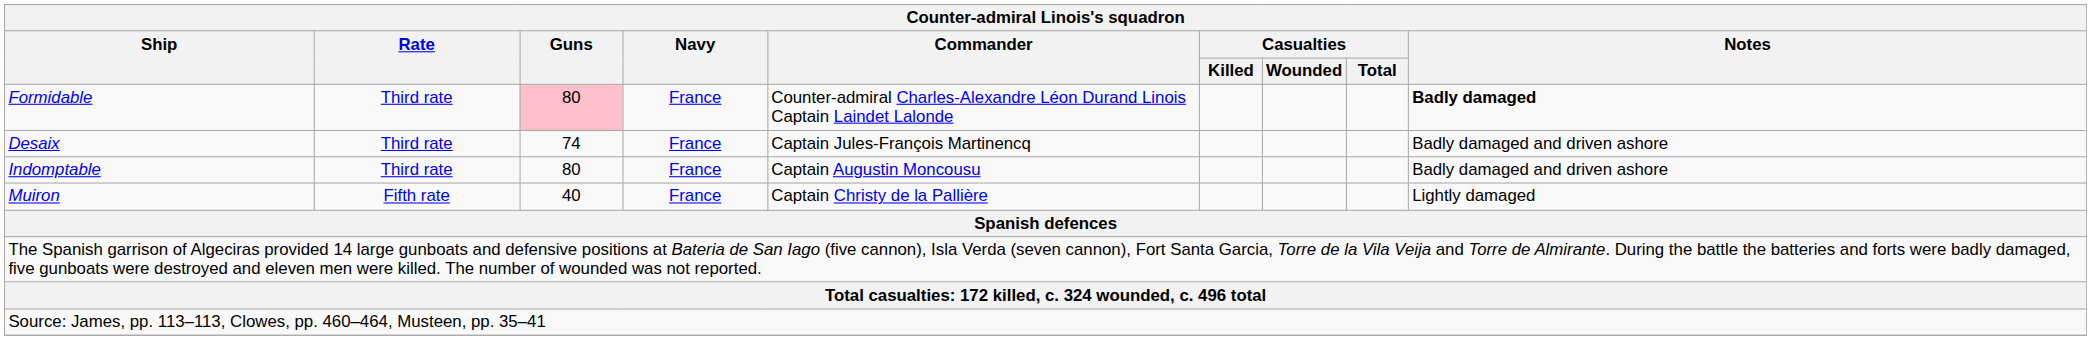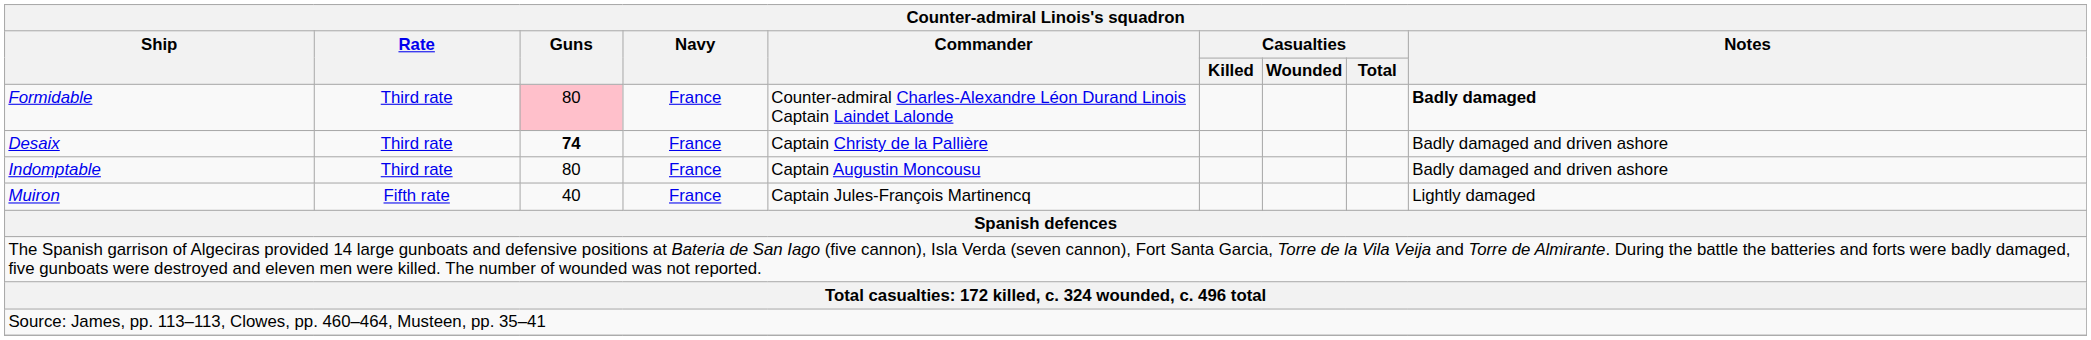(571, 143) normal -> (571, 143) bold
(901, 143) Captain Jules-François Martinencq -> (880, 143) Captain Christy de la Pallière
(880, 196) Captain Christy de la Pallière -> (901, 196) Captain Jules-François Martinencq
